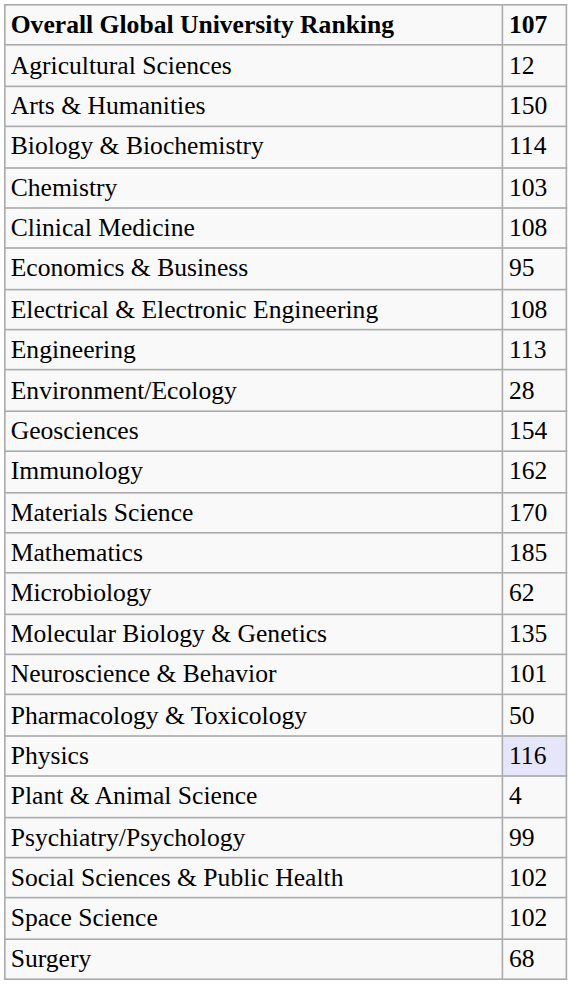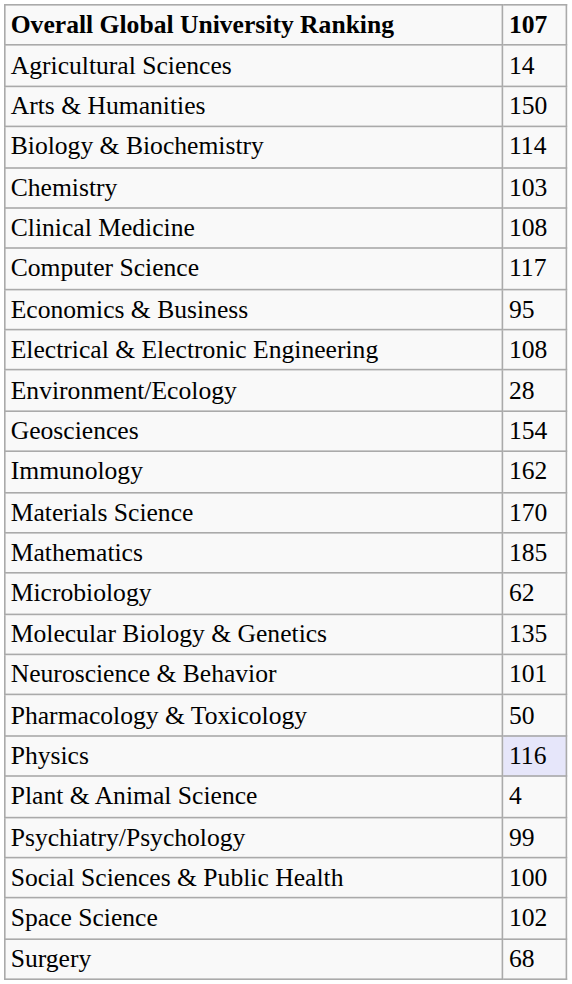(522, 65) 12 -> (522, 65) 14
+ row: (105, 268)
- row: (73, 349)
(528, 877) 102 -> (528, 877) 100
